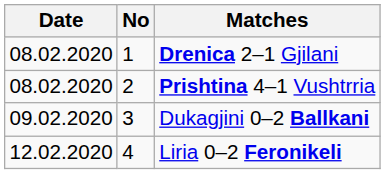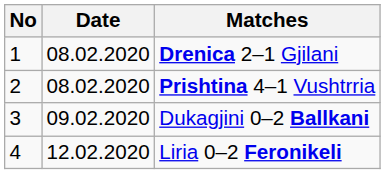columns swapped: (136, 20) <-> (61, 20)
